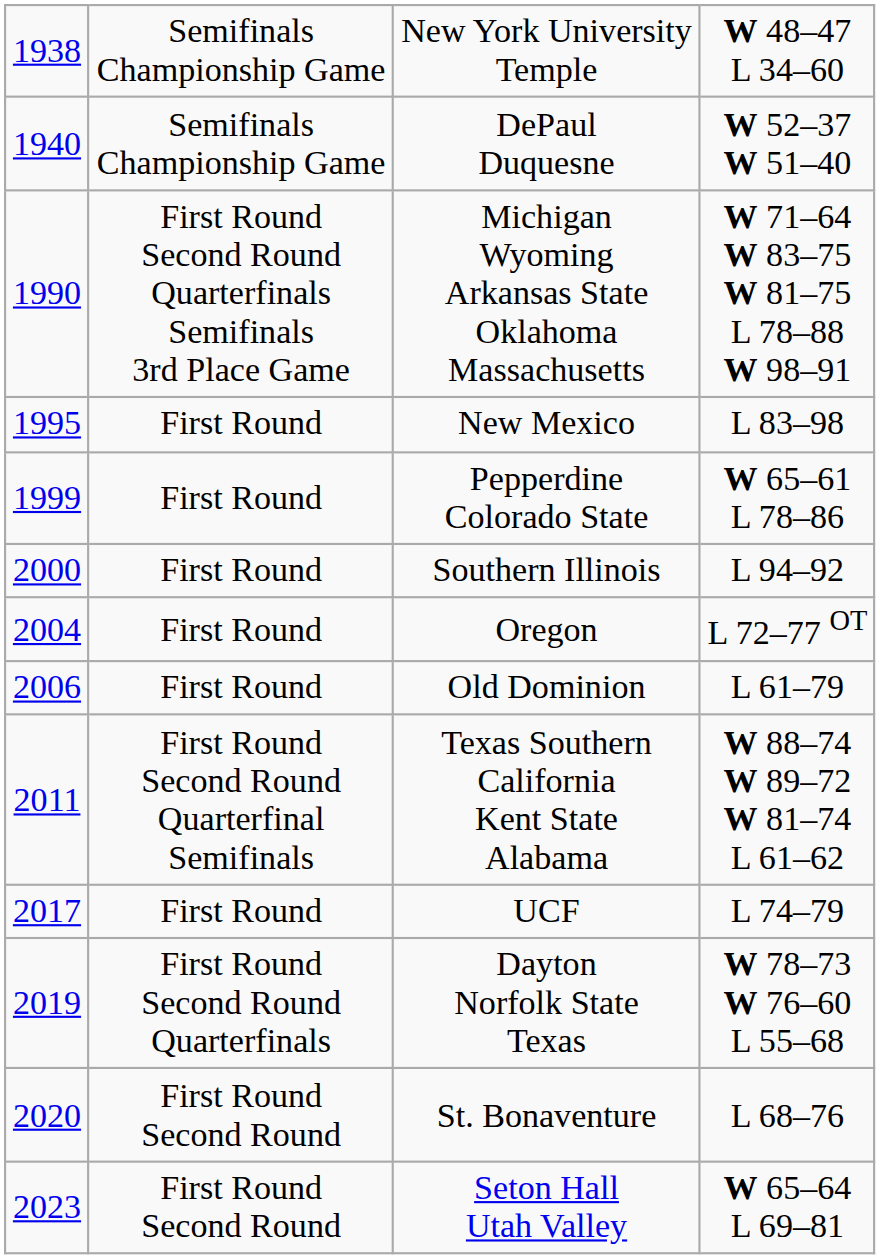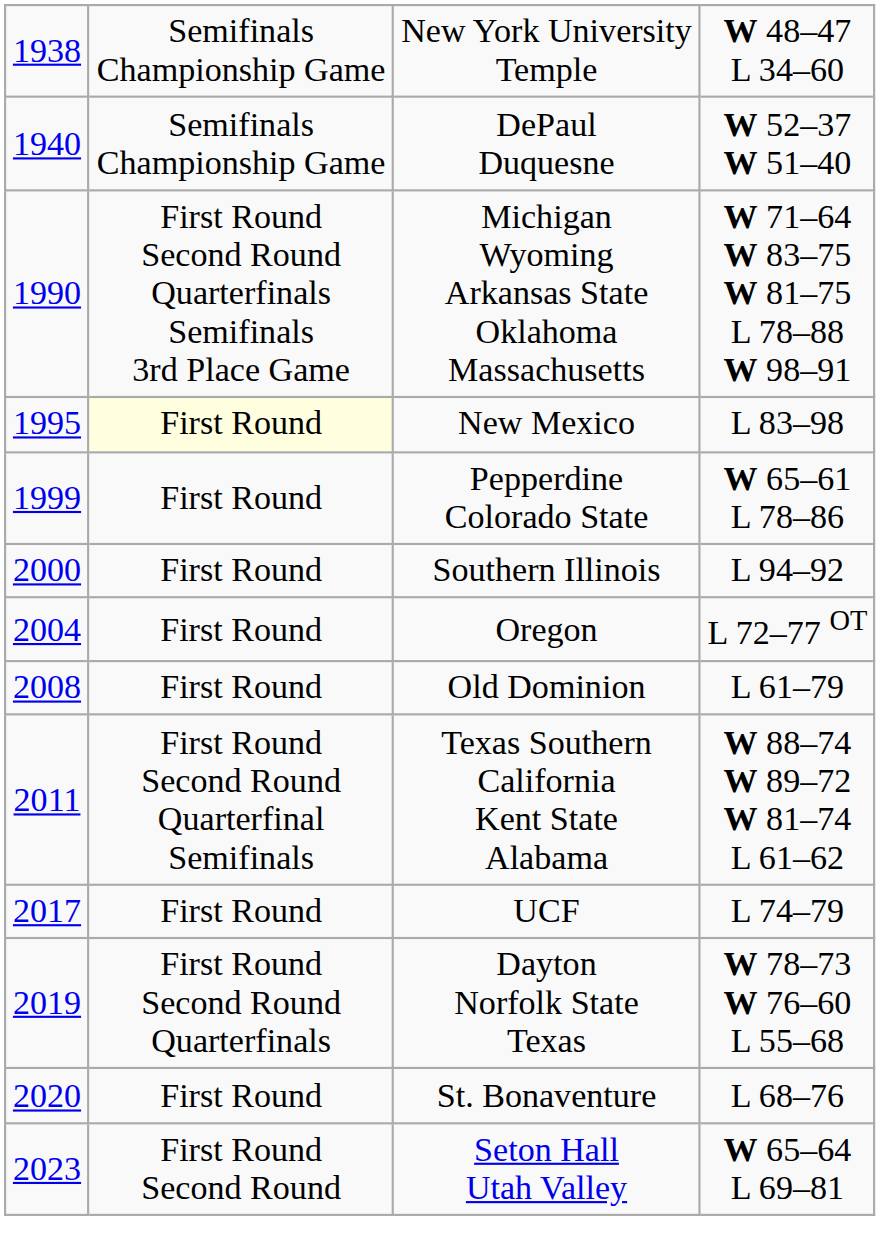(241, 423) no background -> (241, 423) lightyellow background
(47, 687) 2006 -> (47, 687) 2008
(241, 1114) First Round Second Round -> (241, 1095) First Round
